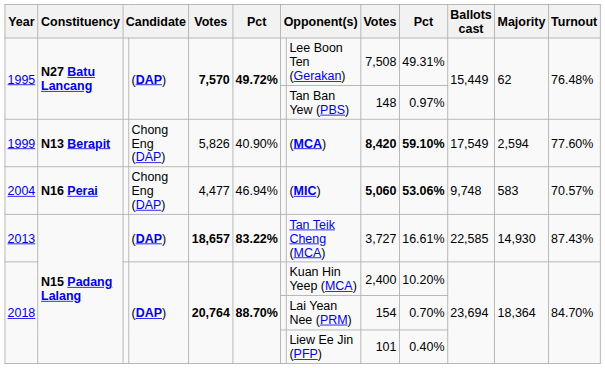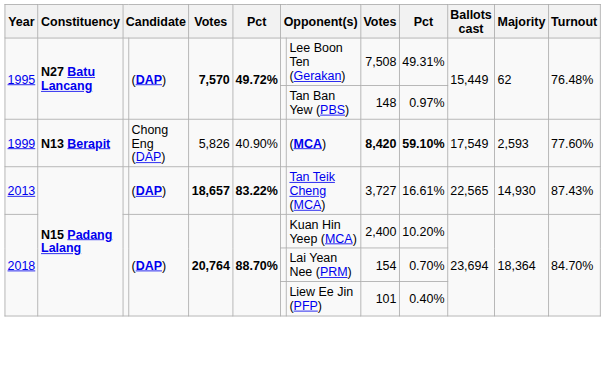(513, 143) 2,594 -> (513, 143) 2,593
- row: (21, 191)
(469, 238) 22,585 -> (469, 191) 22,565
